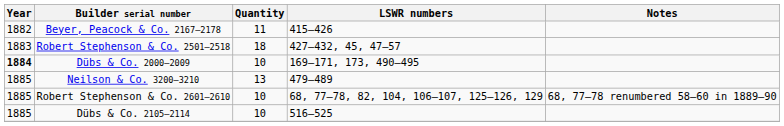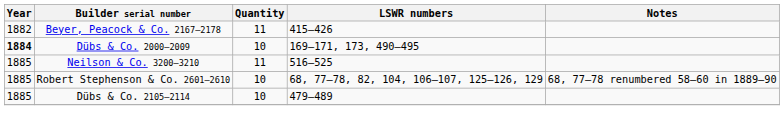- row: (133, 46)
(260, 80) 13 -> (260, 63) 11
(311, 80) 479–489 -> (311, 63) 516–525
(311, 113) 516–525 -> (311, 96) 479–489
